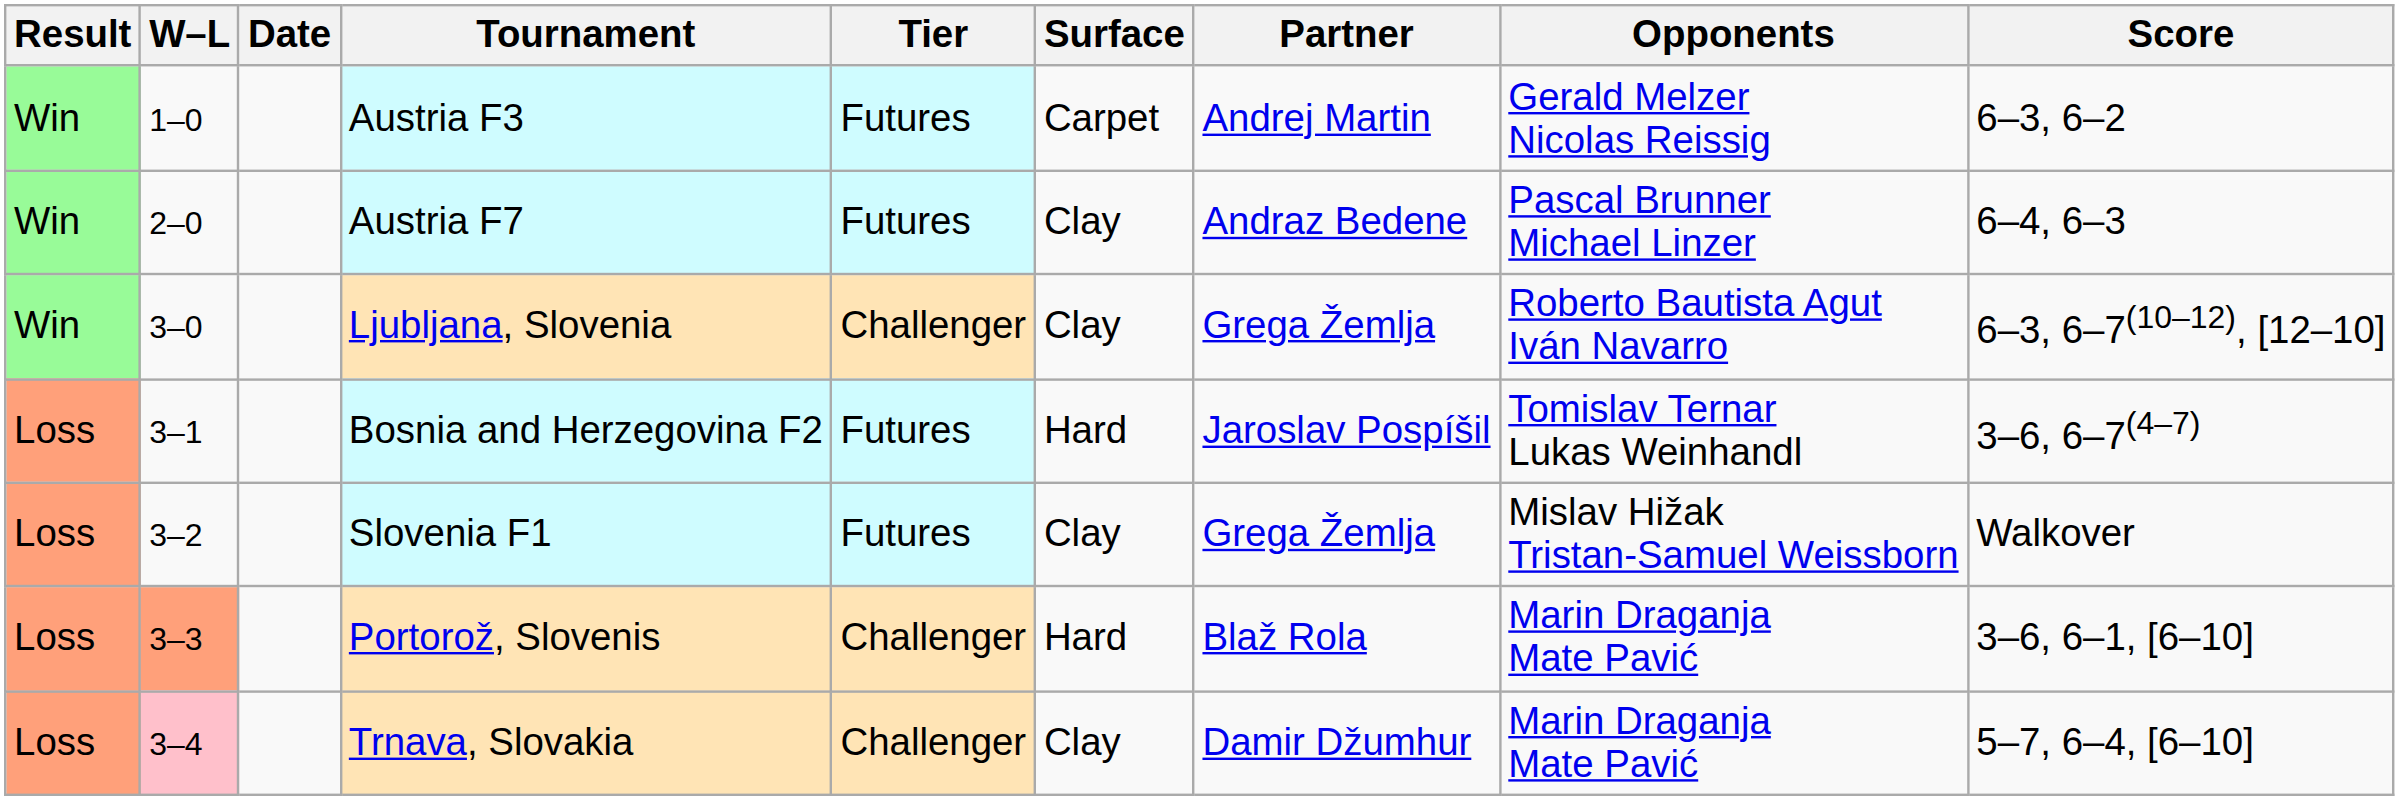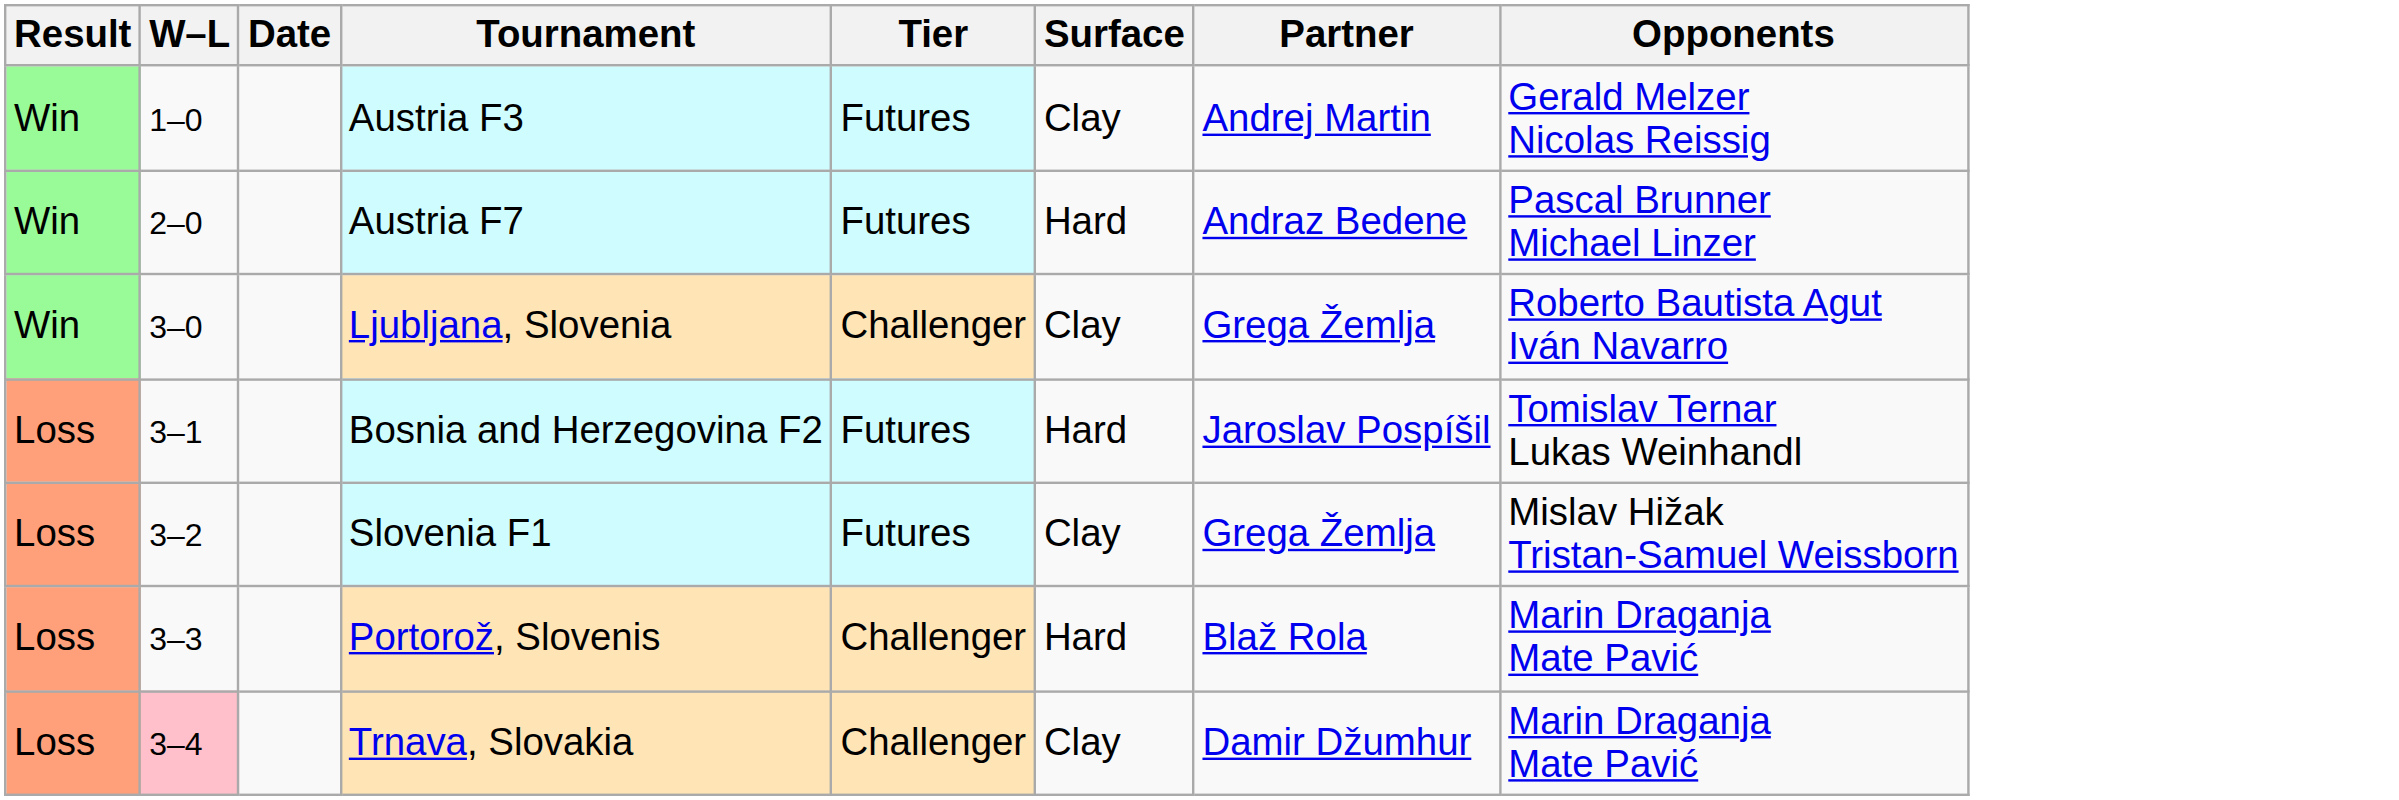- column: (2181, 34)
(1102, 117) Carpet -> (1082, 117) Clay
(1082, 221) Clay -> (1086, 221) Hard
(176, 640) lightsalmon background -> (176, 640) no background
